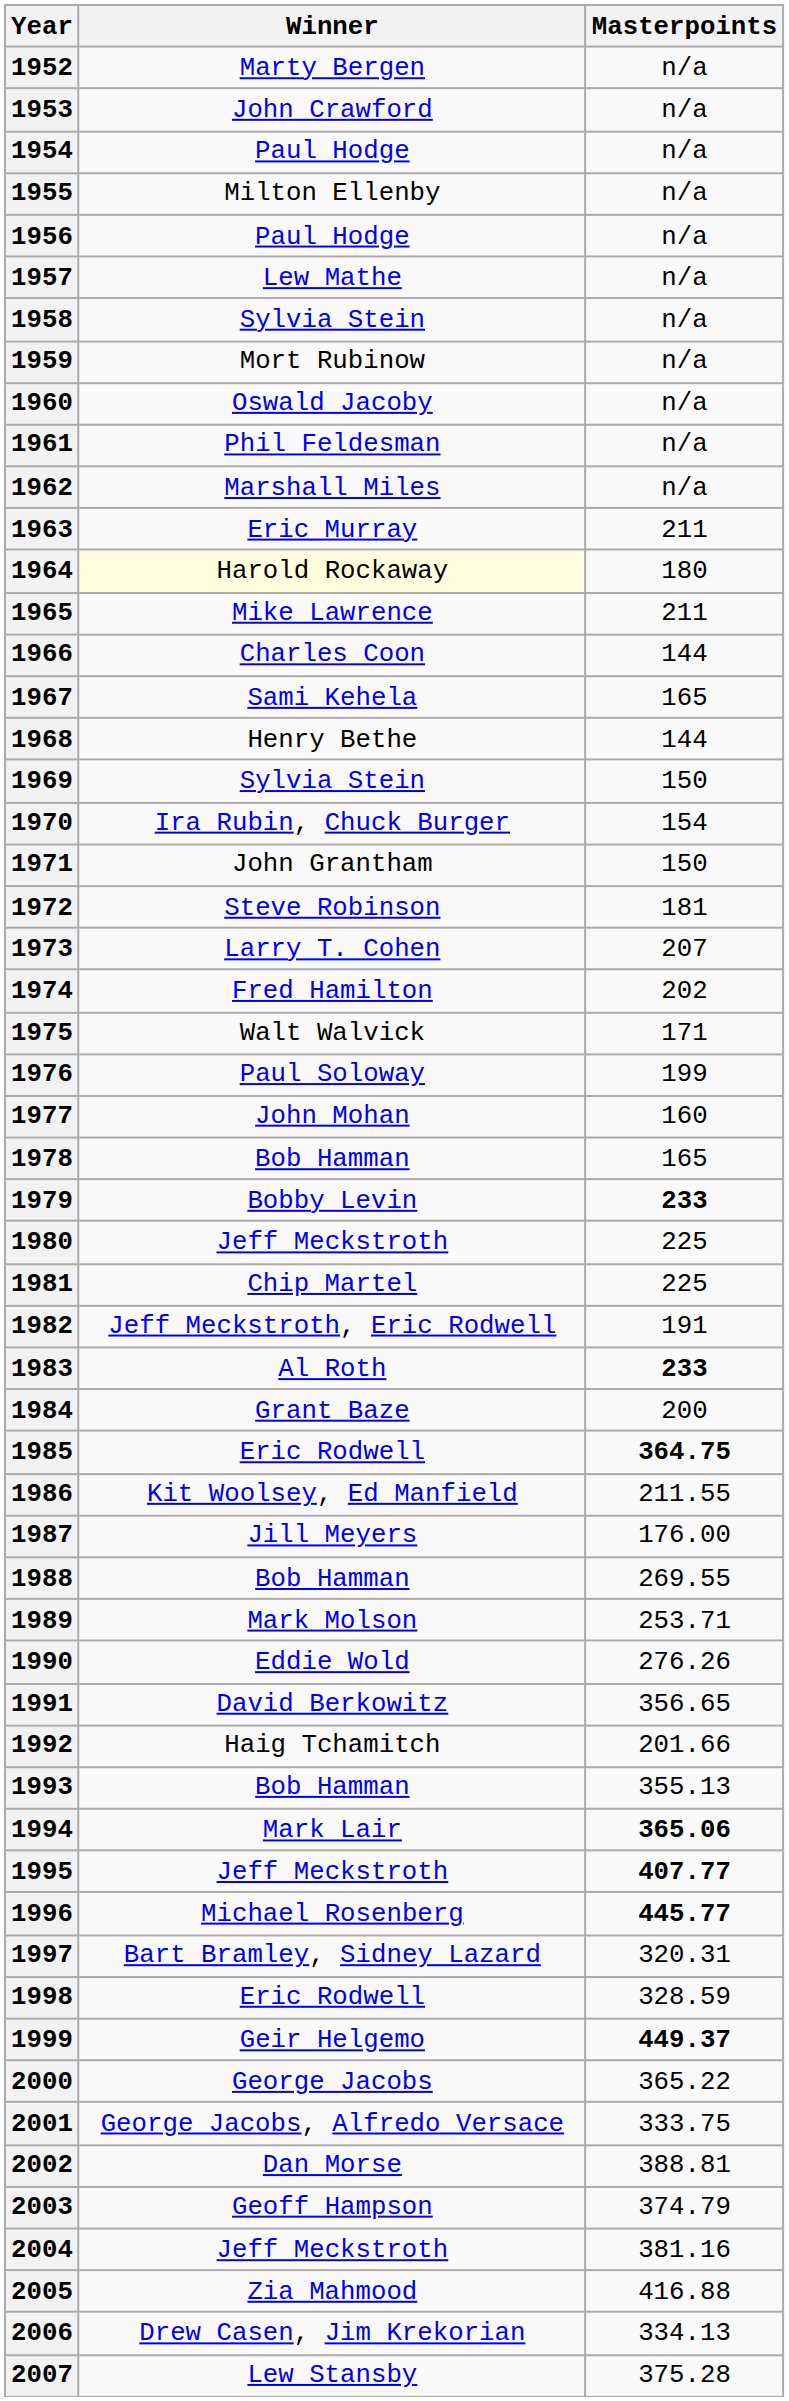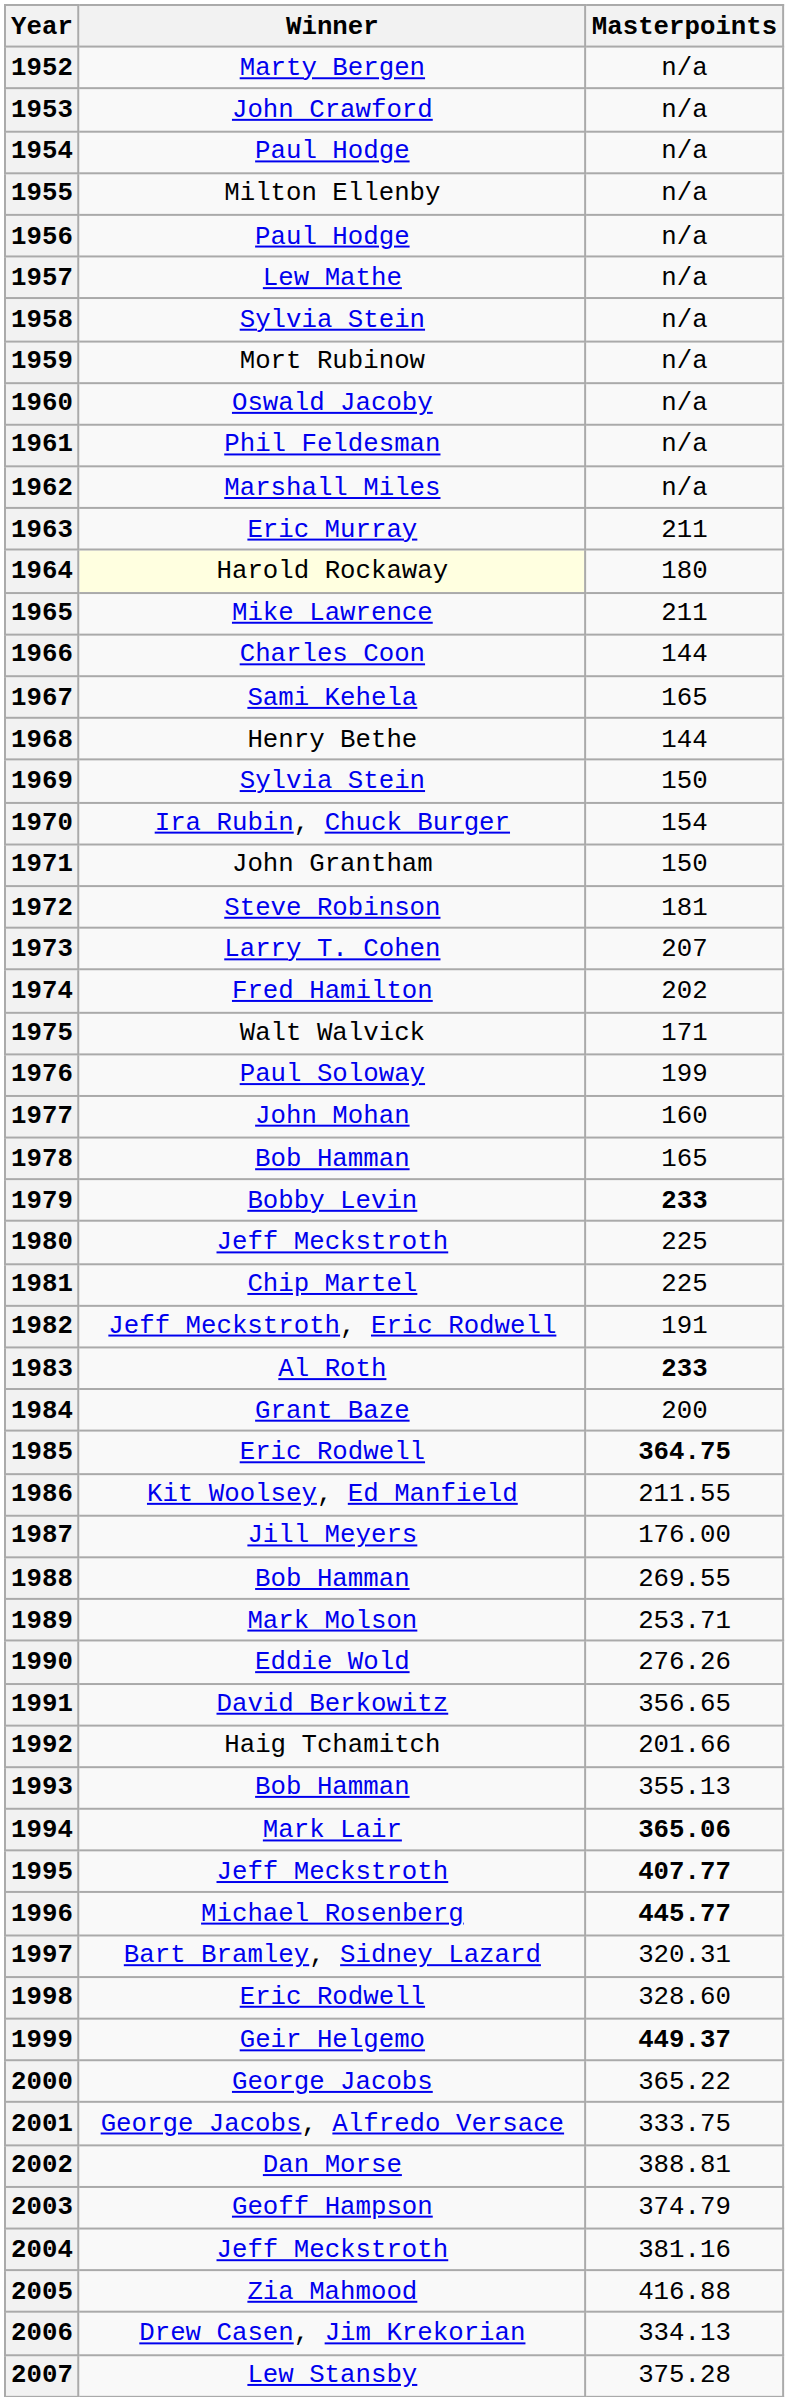(685, 1998) 328.59 -> (685, 1998) 328.60
